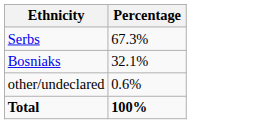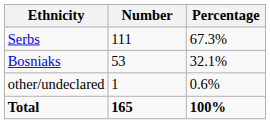+ column: (147, 15)
